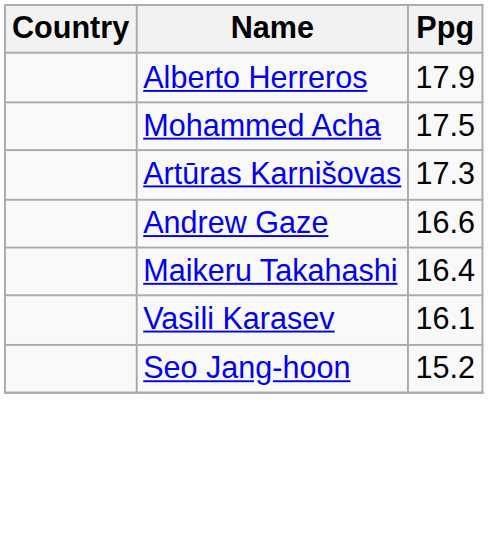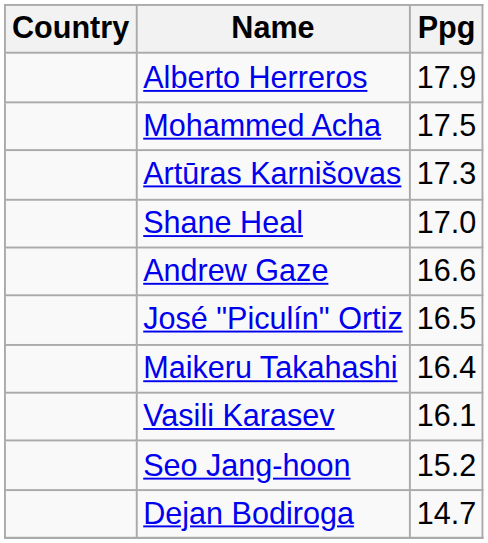+ row: (223, 222)
+ row: (273, 319)
+ row: (249, 513)
